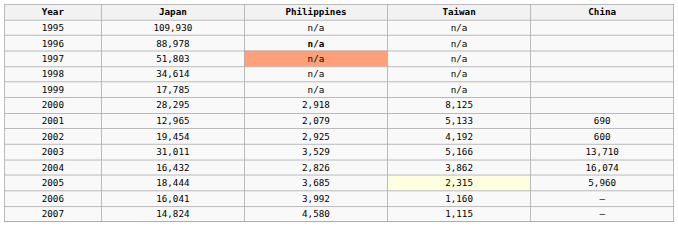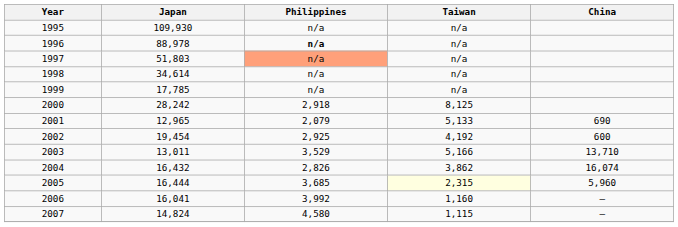(173, 105) 28,295 -> (173, 105) 28,242
(173, 152) 31,011 -> (173, 152) 13,011
(173, 183) 18,444 -> (173, 183) 16,444
